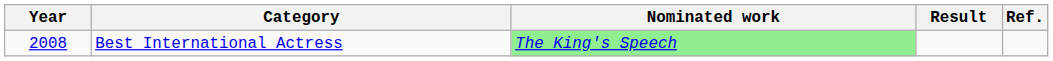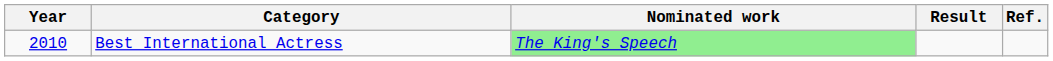(48, 43) 2008 -> (48, 43) 2010
